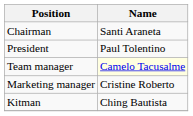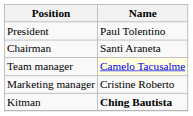rows swapped: (29, 31) <-> (28, 48)
(134, 102) normal -> (136, 102) bold
